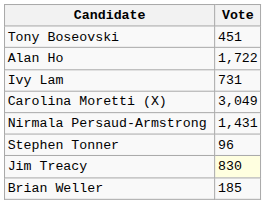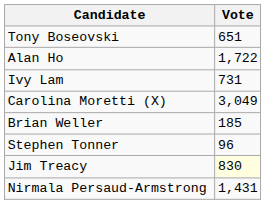(230, 37) 451 -> (230, 37) 651
rows swapped: (107, 123) <-> (55, 188)
